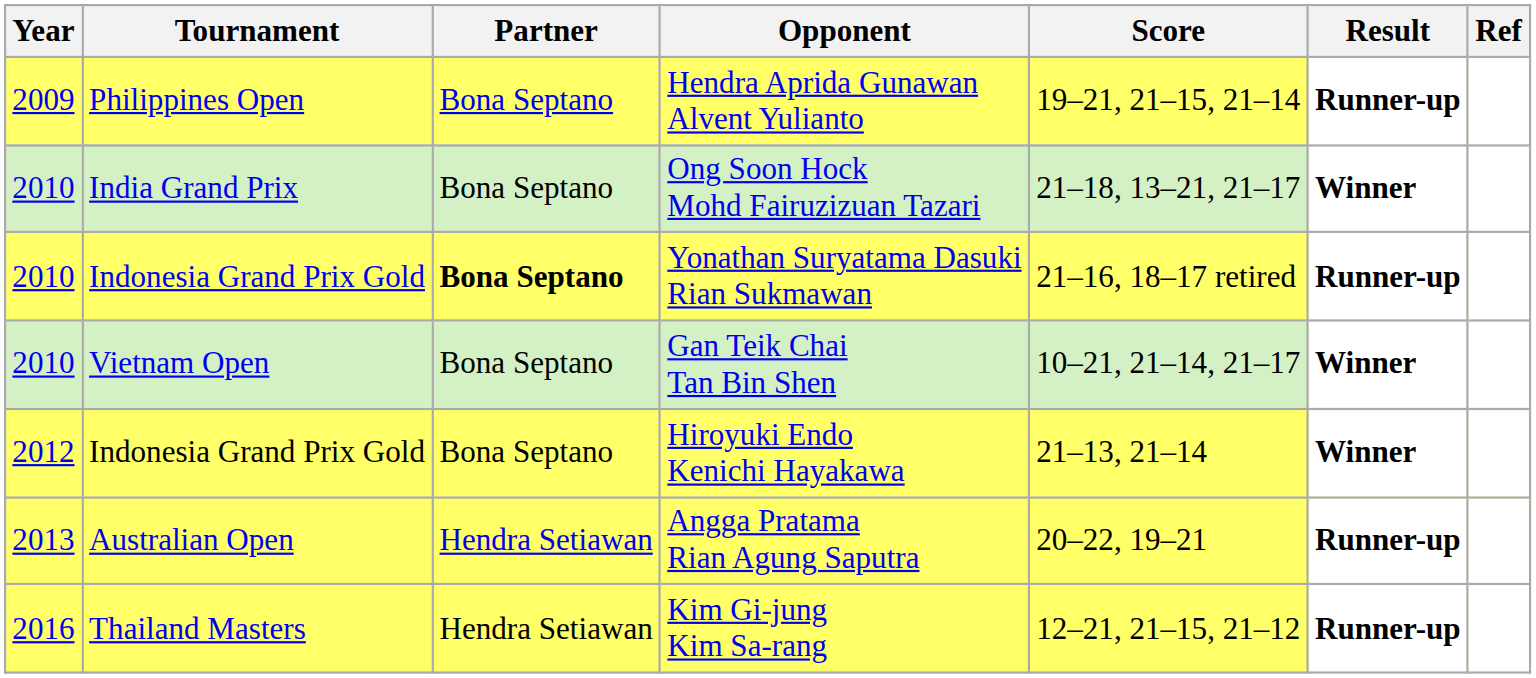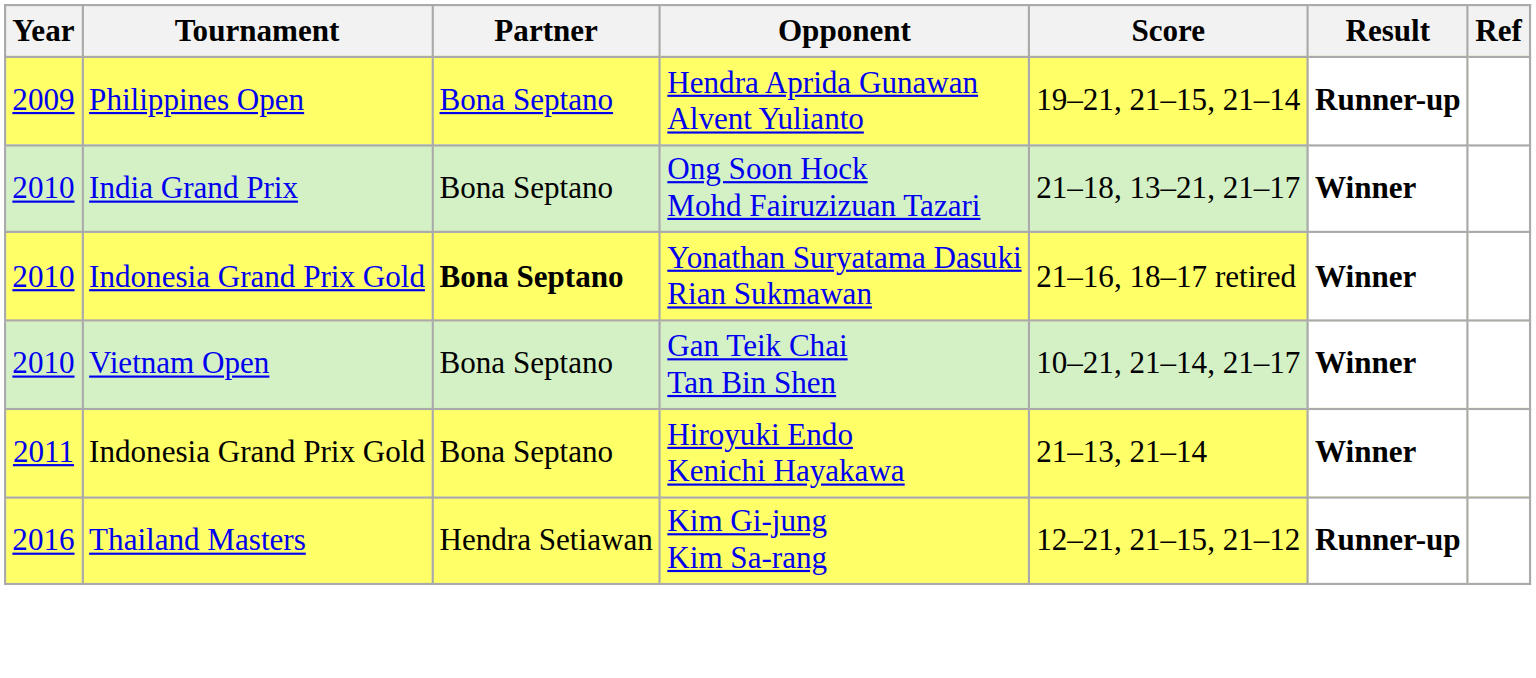(1388, 276) Runner-up -> (1366, 276) Winner
(43, 452) 2012 -> (43, 452) 2011
- row: (793, 540)
